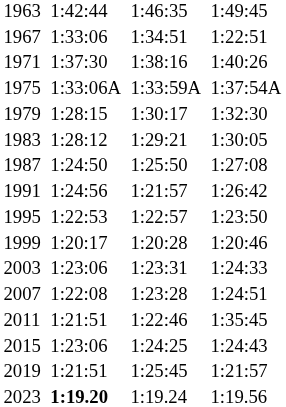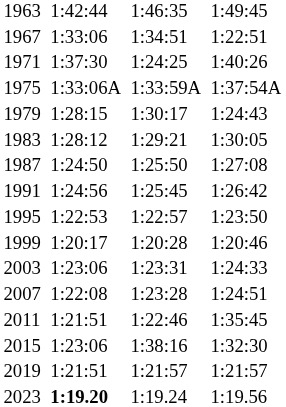(159, 62) 1:38:16 -> (159, 62) 1:24:25
(239, 113) 1:32:30 -> (239, 113) 1:24:43
(159, 191) 1:21:57 -> (159, 191) 1:25:45
(159, 345) 1:24:25 -> (159, 345) 1:38:16
(239, 345) 1:24:43 -> (239, 345) 1:32:30
(159, 371) 1:25:45 -> (159, 371) 1:21:57
